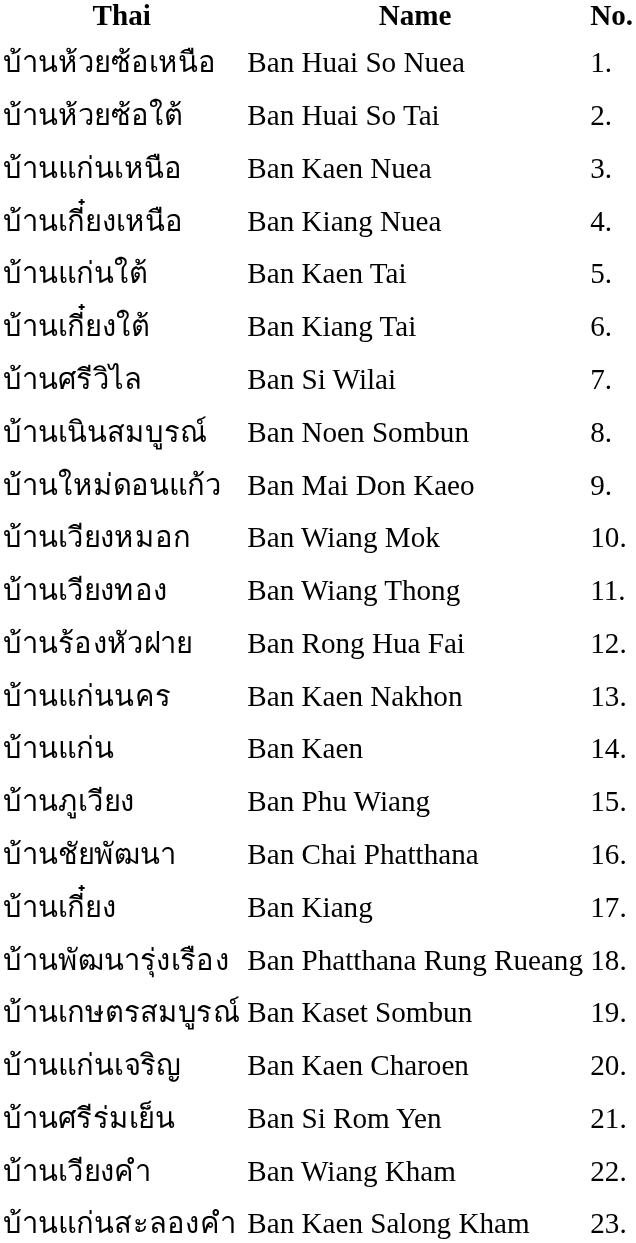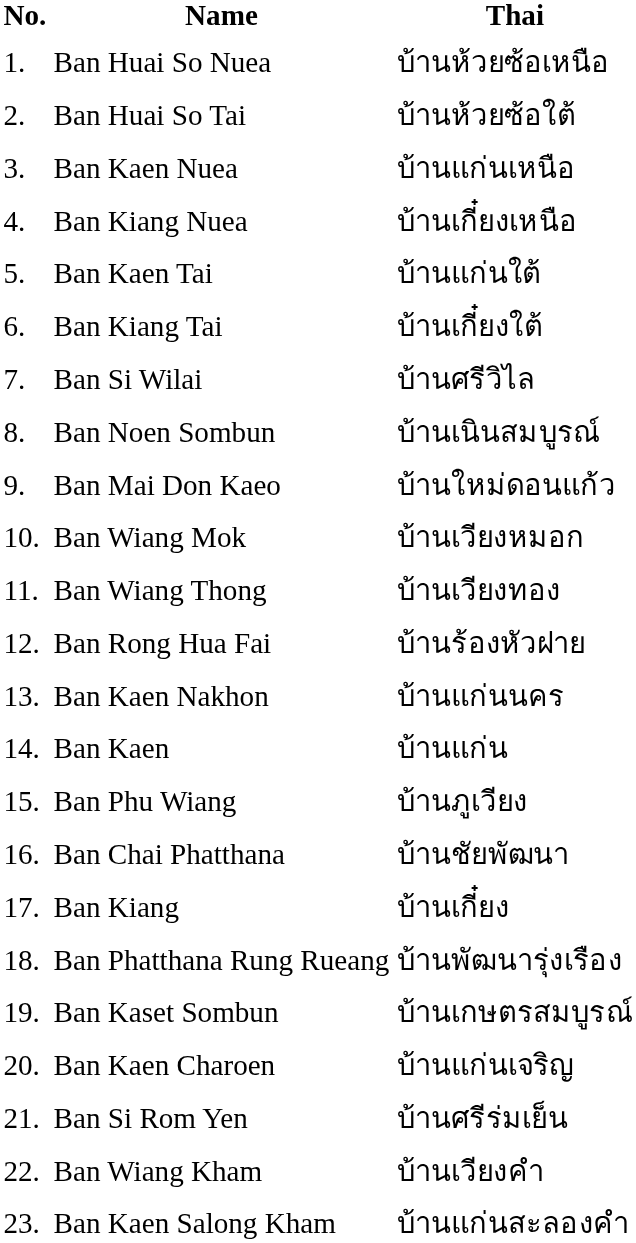columns swapped: (612, 15) <-> (122, 15)
